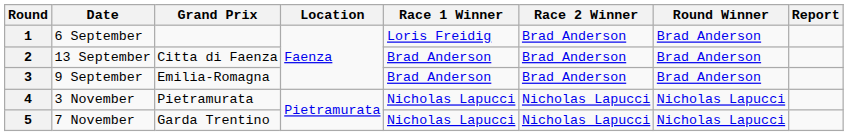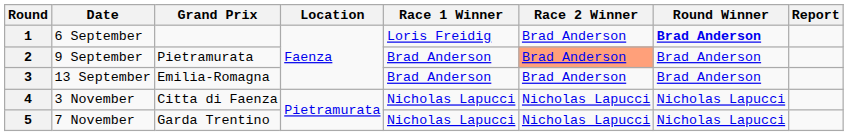(709, 36) normal -> (709, 36) bold
(103, 57) 13 September -> (99, 57) 9 September
(218, 57) Citta di Faenza -> (205, 57) Pietramurata
(574, 57) no background -> (574, 57) lightsalmon background
(99, 78) 9 September -> (103, 78) 13 September
(205, 99) Pietramurata -> (218, 99) Citta di Faenza
